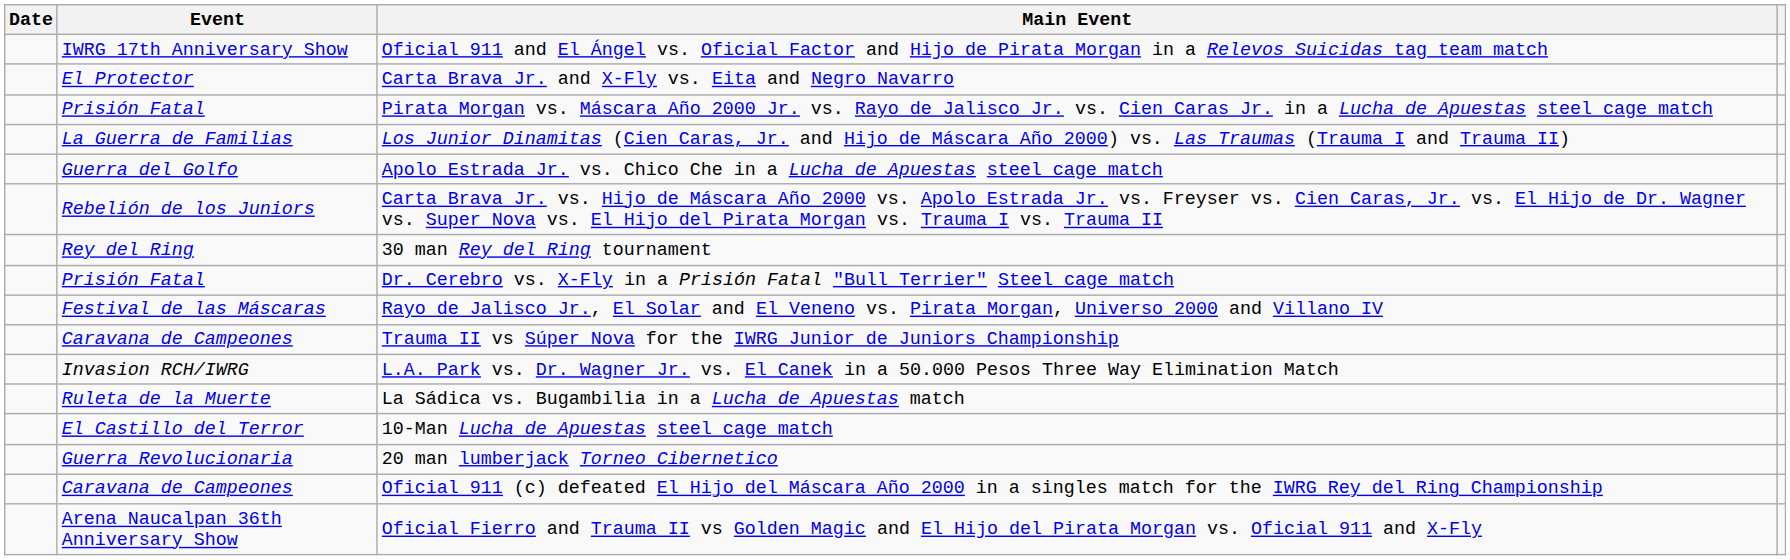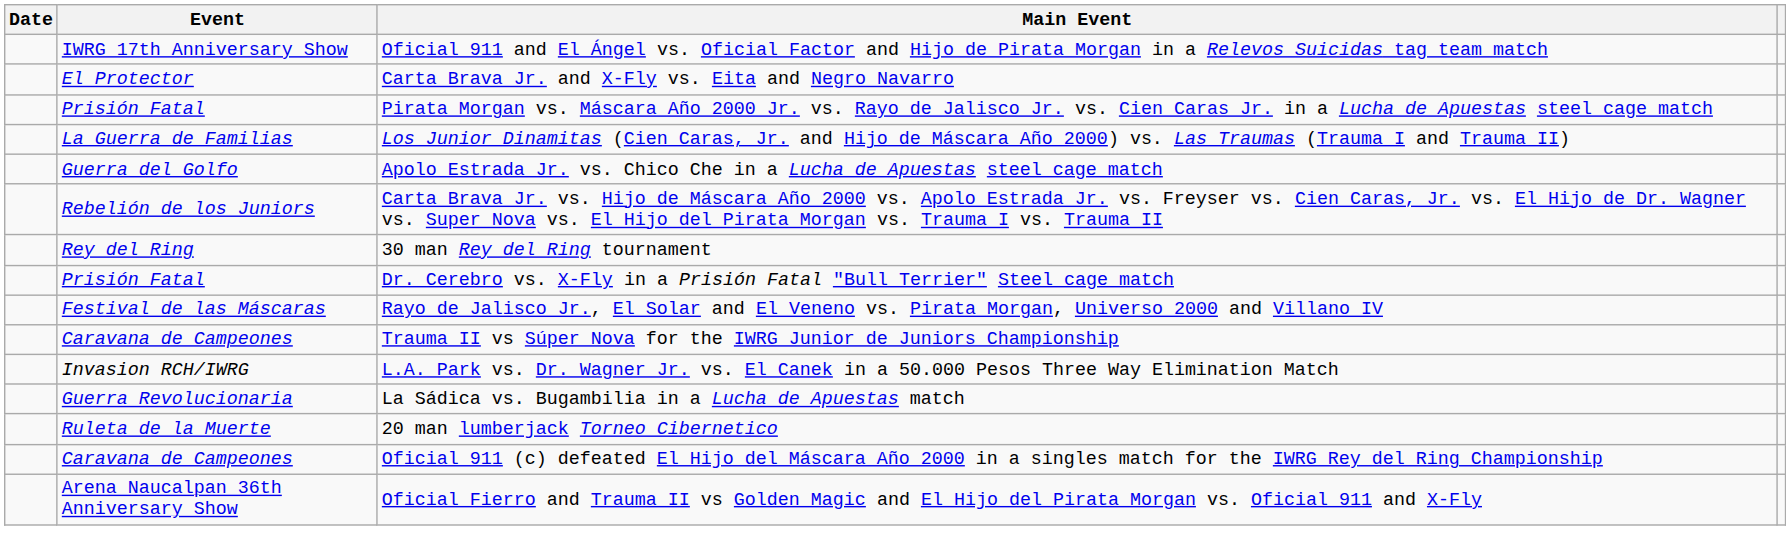(166, 399) Ruleta de la Muerte -> (177, 399) Guerra Revolucionaria
- row: (607, 429)
(177, 459) Guerra Revolucionaria -> (166, 429) Ruleta de la Muerte
